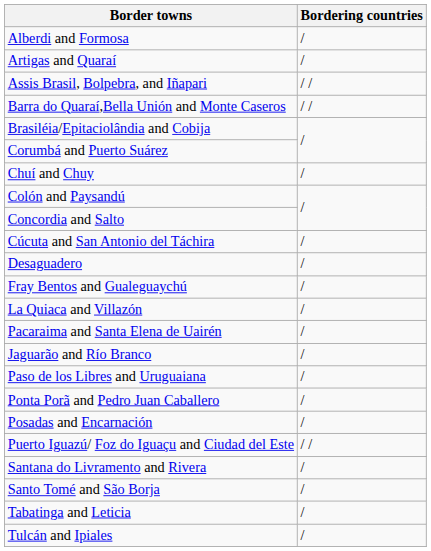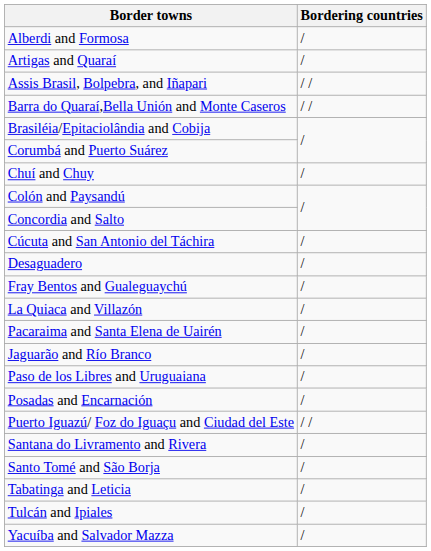- row: (114, 399)
+ row: (91, 535)
